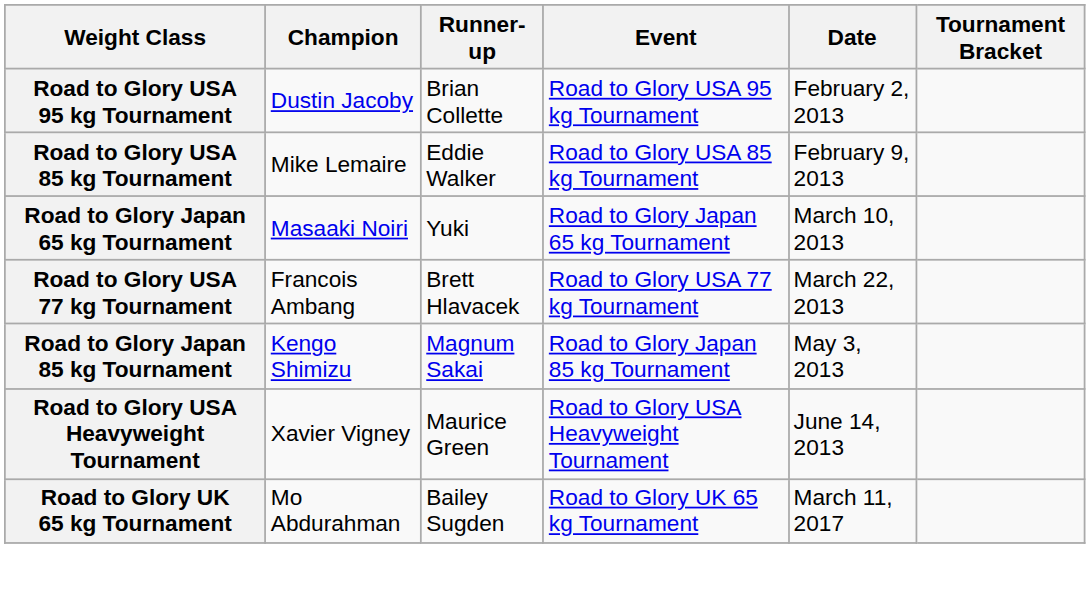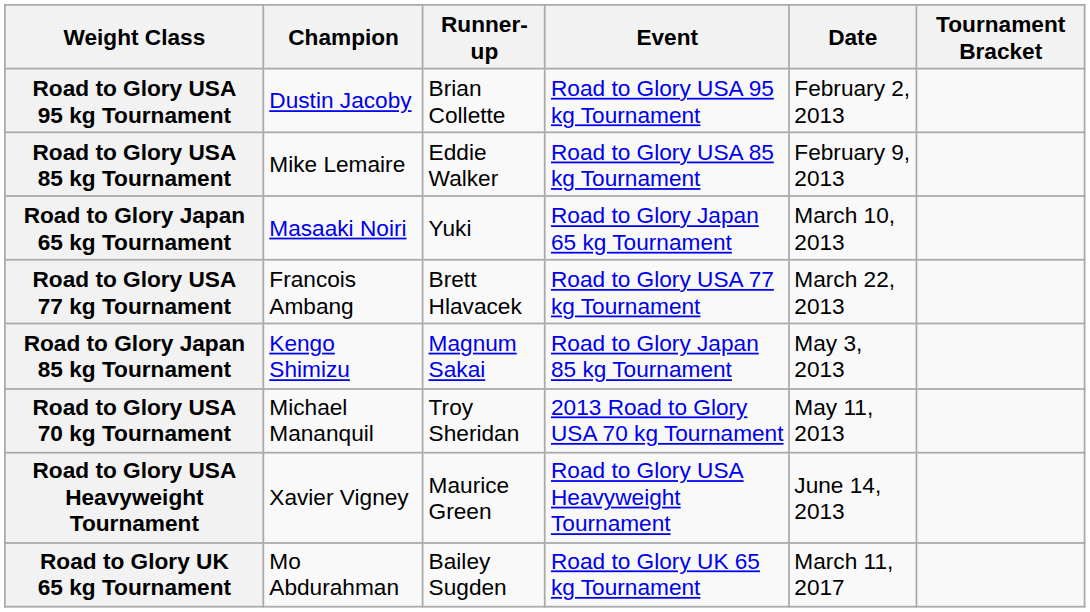+ row: (134, 420)
